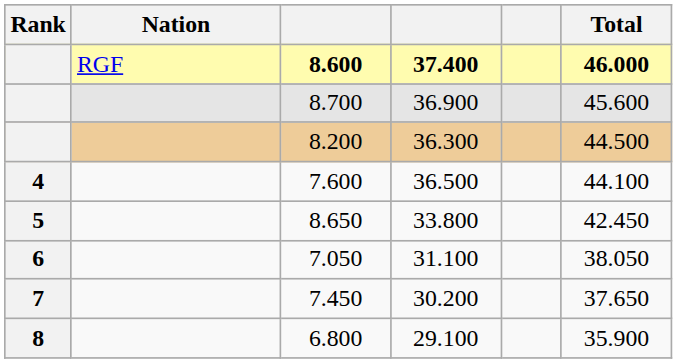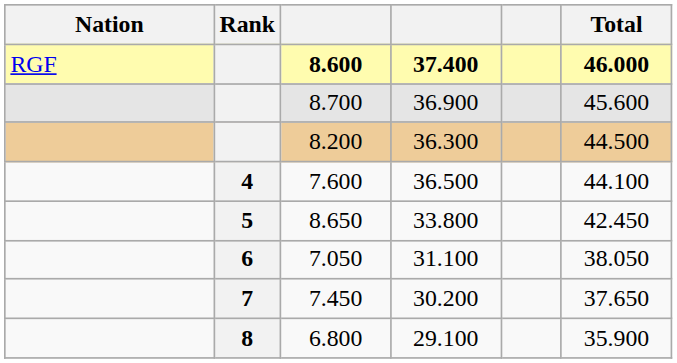columns swapped: (38, 24) <-> (176, 24)
